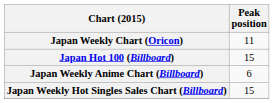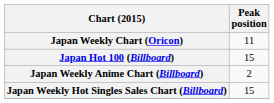(249, 73) 6 -> (249, 73) 2
